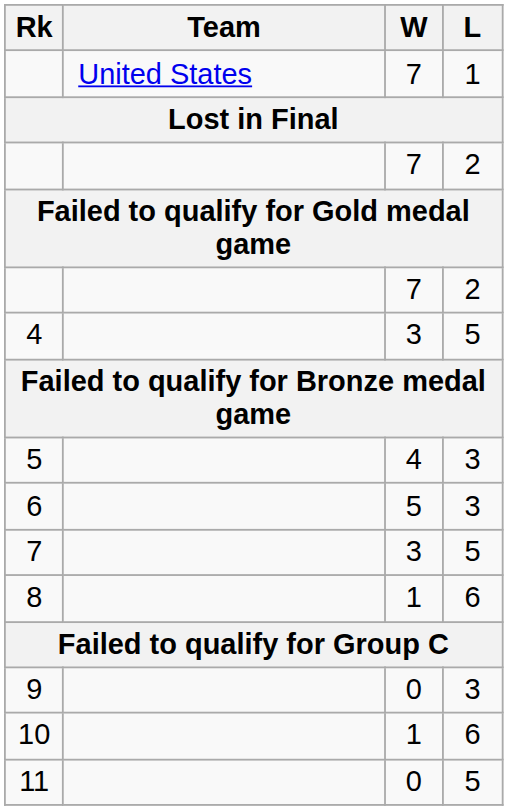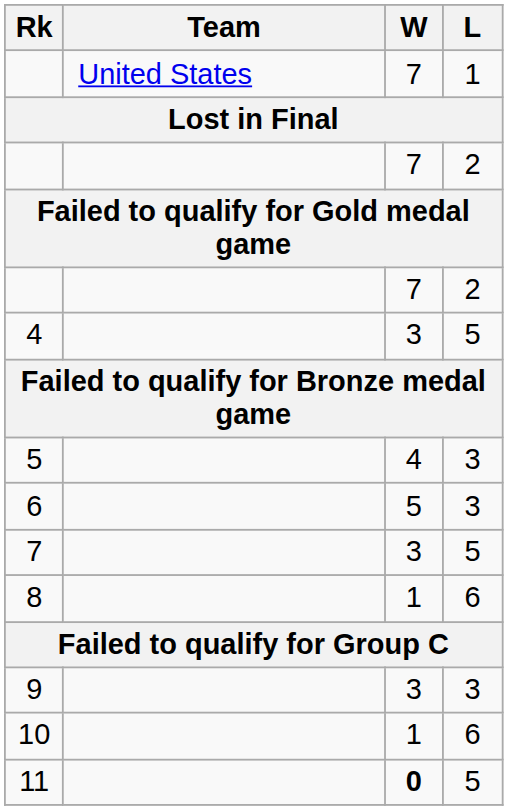(414, 689) 0 -> (414, 689) 3
(414, 781) normal -> (414, 781) bold
